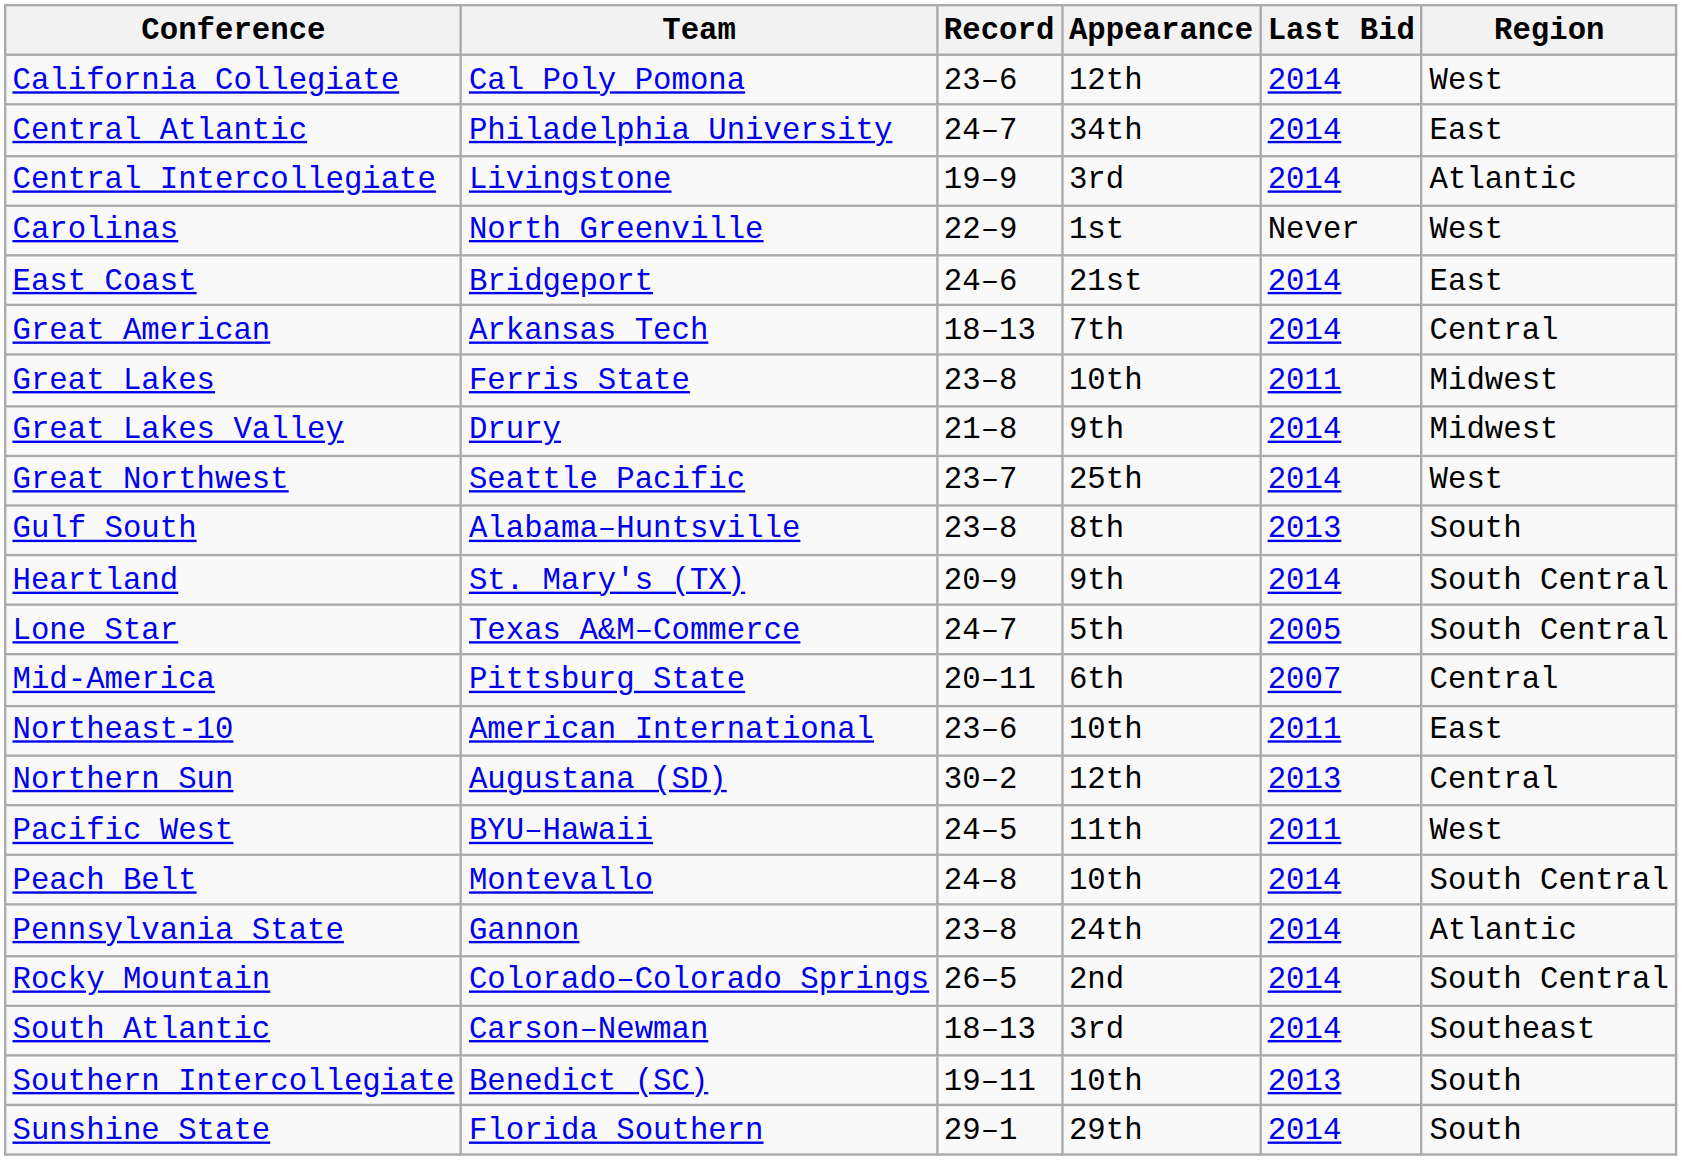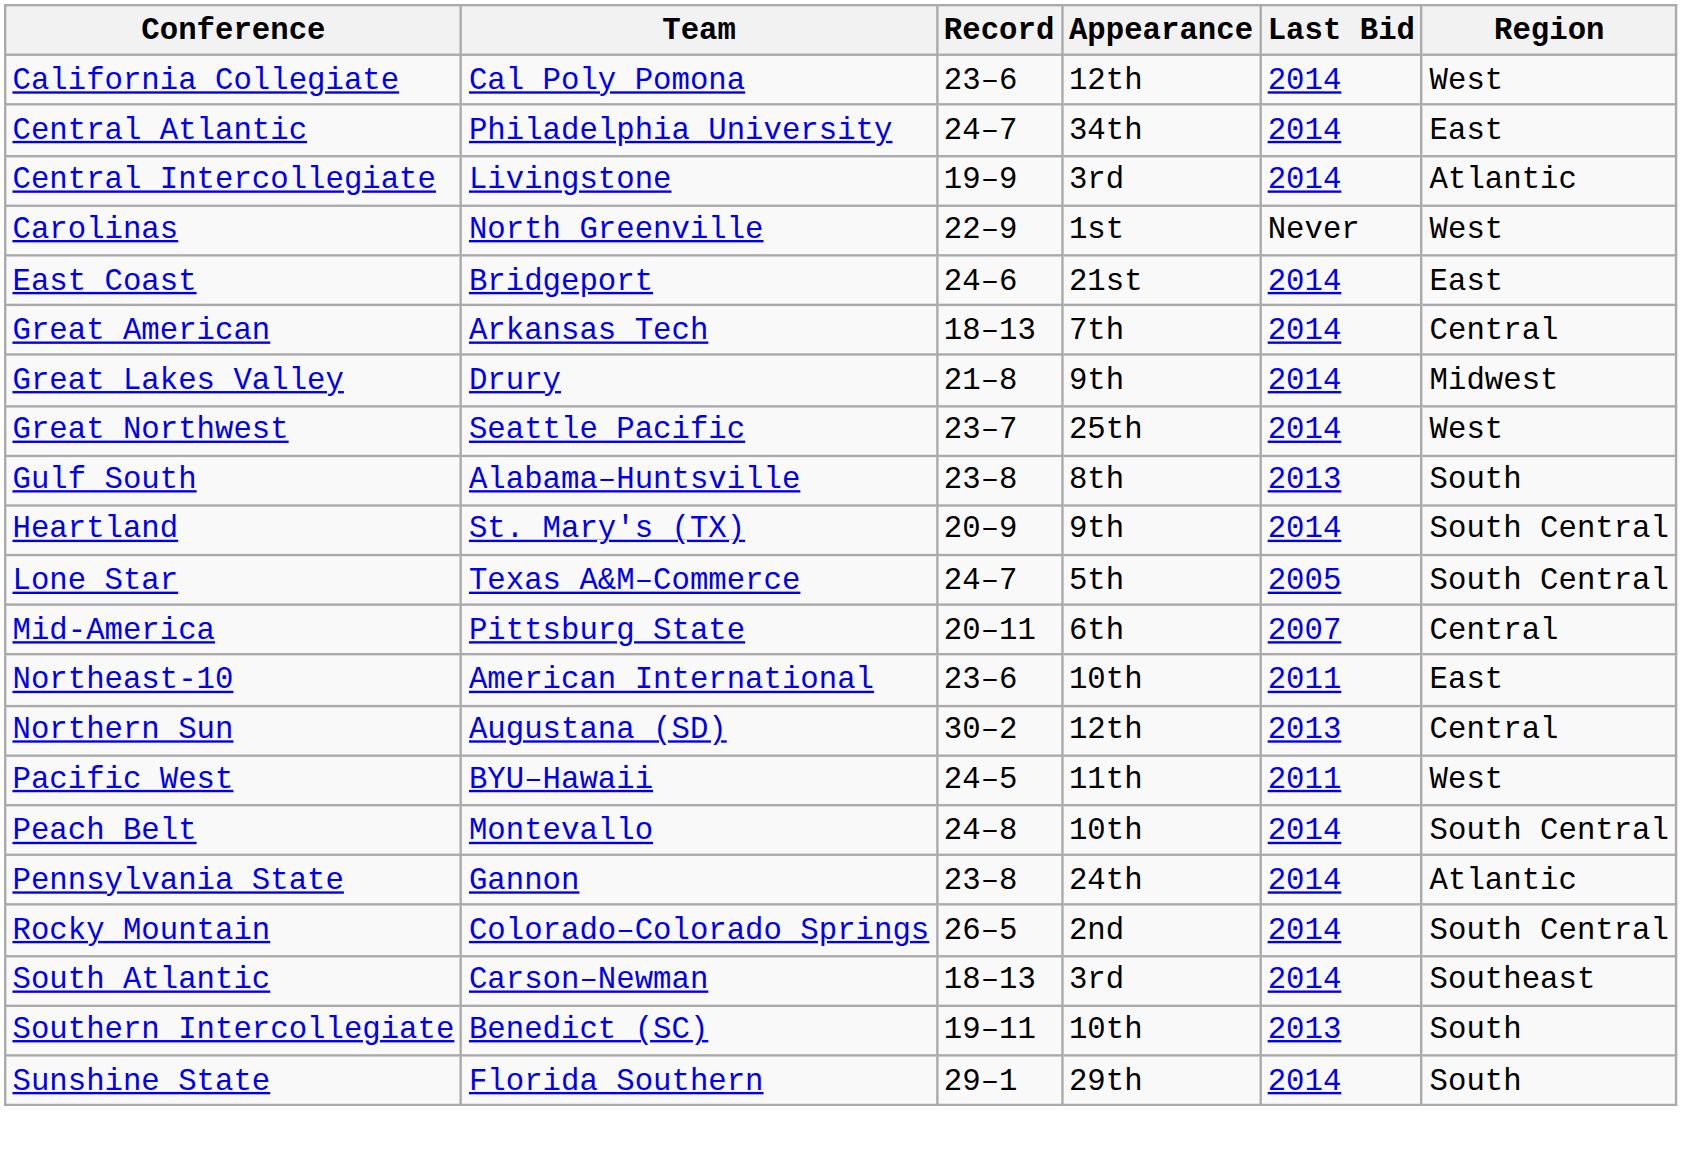- row: (114, 380)
